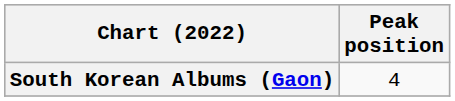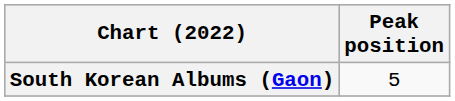(394, 80) 4 -> (394, 80) 5
